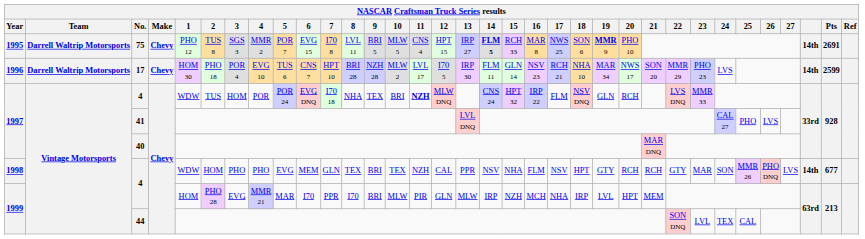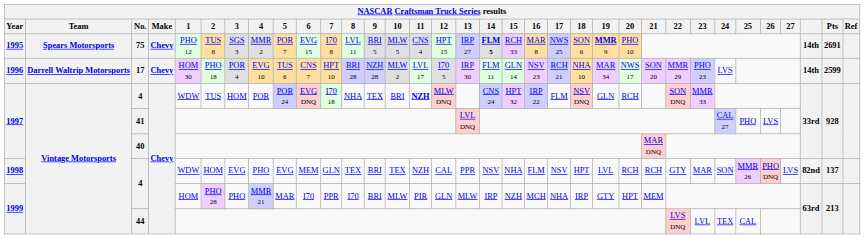(79, 46) Darrell Waltrip Motorsports -> (79, 46) Spears Motorsports
(678, 95) LVS DNQ -> (678, 95) SON DNQ
(237, 171) PHO -> (237, 171) EVG
(606, 171) GTY -> (606, 171) LVL
(811, 171) 14th -> (811, 171) 82nd
(831, 171) 677 -> (832, 171) 137
(237, 196) EVG -> (237, 196) PHO
(606, 196) LVL -> (606, 196) GTY
(678, 221) SON DNQ -> (678, 221) LVS DNQ
